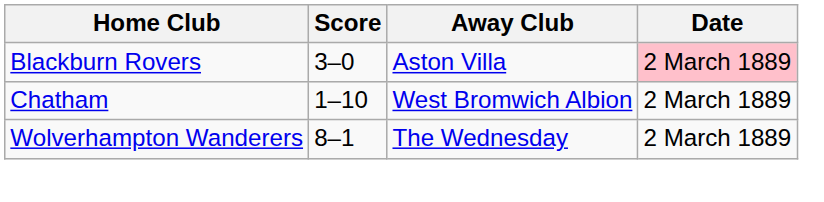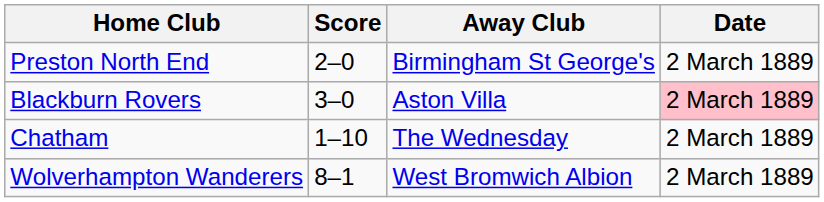+ row: (110, 61)
(512, 100) West Bromwich Albion -> (480, 138) The Wednesday
(480, 138) The Wednesday -> (512, 176) West Bromwich Albion
